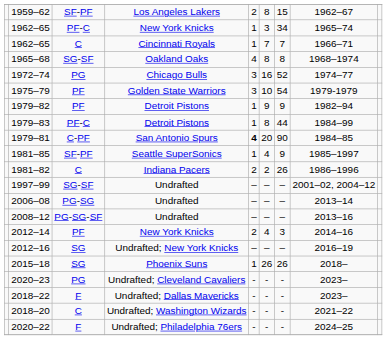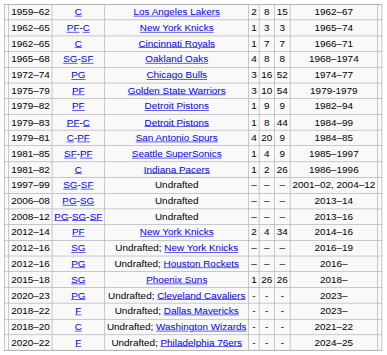(78, 12) SF-PF -> (78, 12) C
(282, 28) 34 -> (282, 28) 3
(254, 138) bold -> (254, 138) normal
(282, 138) 90 -> (282, 138) 9
(254, 169) 2 -> (254, 169) 1
(282, 232) 3 -> (282, 232) 34
+ row: (30, 264)
